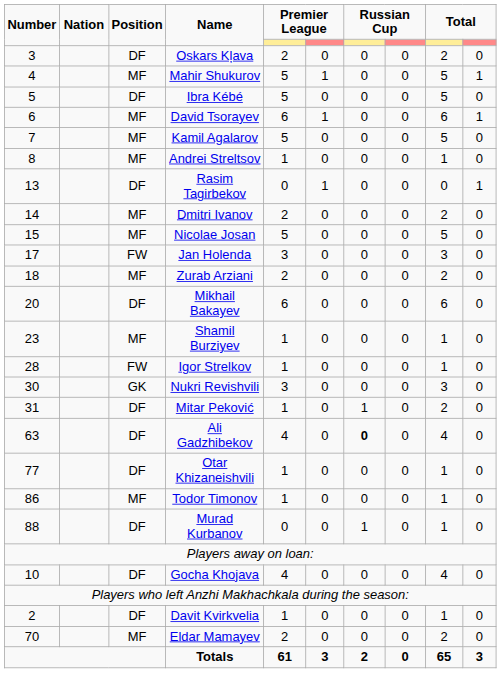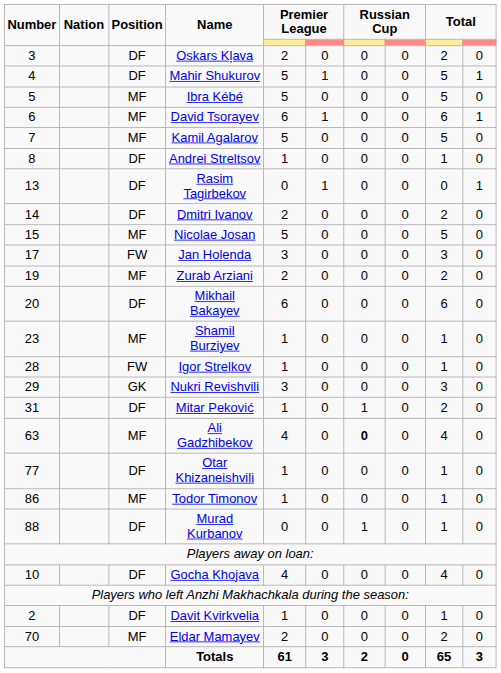(137, 76) MF -> (137, 76) DF
(137, 96) DF -> (137, 96) MF
(137, 158) MF -> (137, 158) DF
(137, 214) MF -> (137, 214) DF
(32, 276) 18 -> (32, 276) 19
(32, 387) 30 -> (32, 387) 29
(137, 435) DF -> (137, 435) MF
